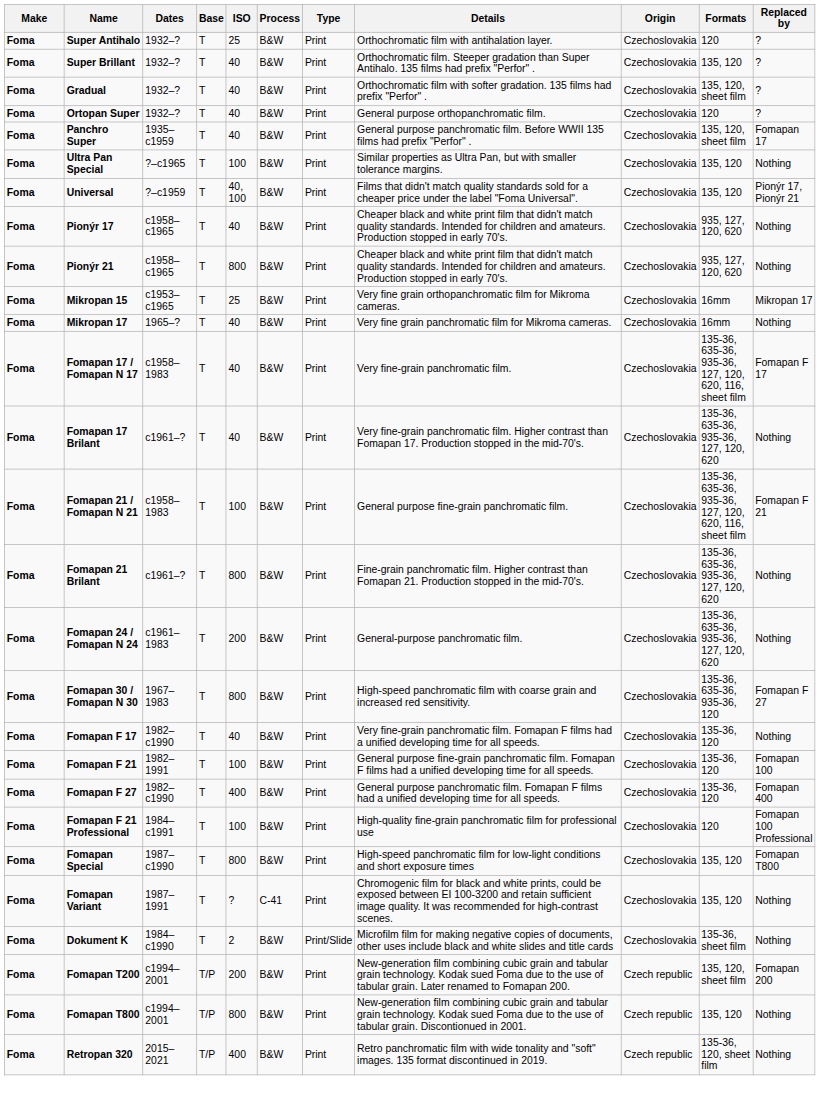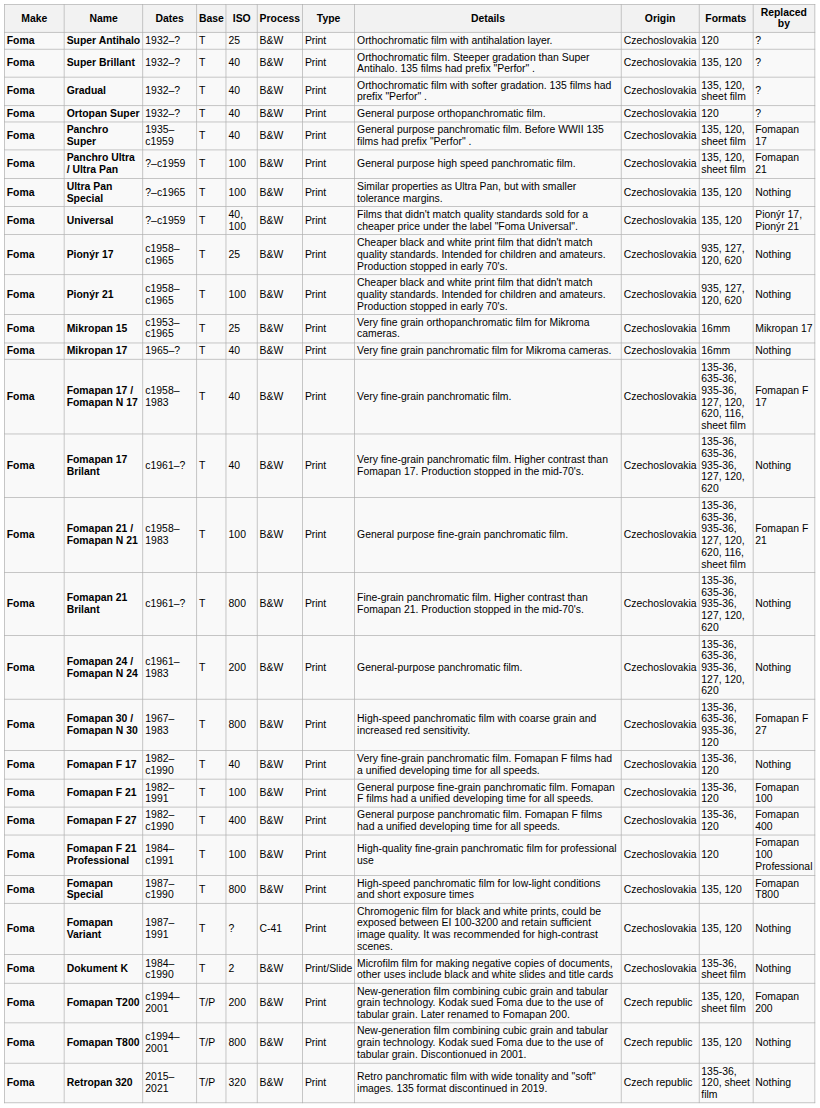+ row: (101, 164)
(234, 226) 40 -> (234, 254) 25
(237, 266) 800 -> (237, 294) 100
(237, 1054) 400 -> (237, 1082) 320
